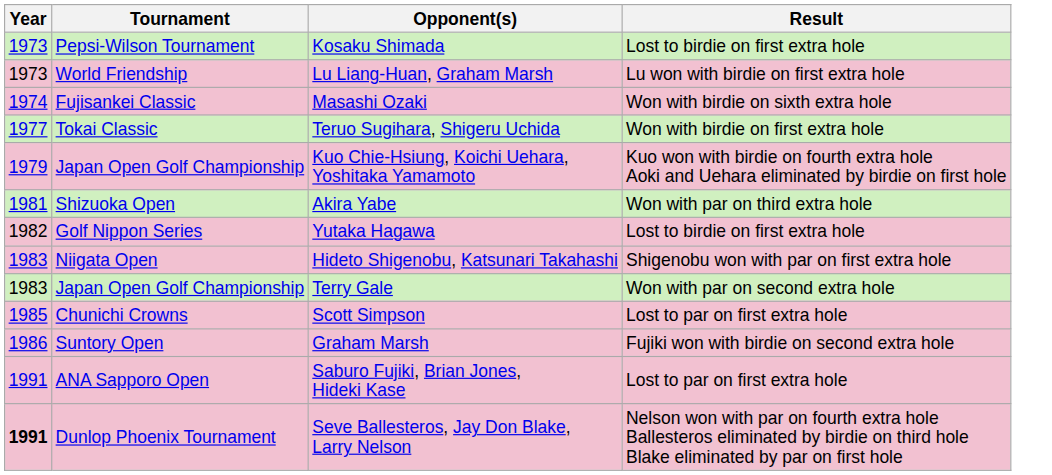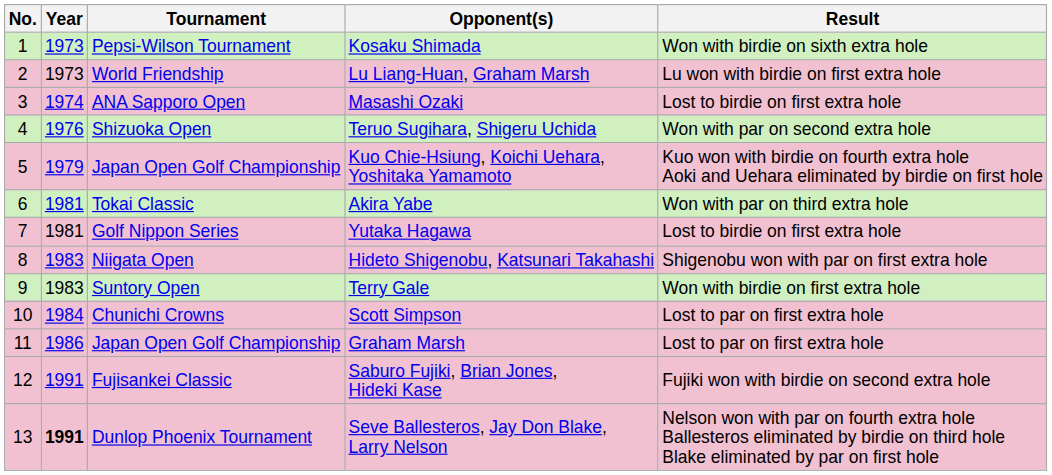+ column: (23, 19)
(745, 46) Lost to birdie on first extra hole -> (795, 46) Won with birdie on sixth extra hole
(126, 102) Fujisankei Classic -> (169, 102) ANA Sapporo Open
(759, 102) Won with birdie on sixth extra hole -> (782, 102) Lost to birdie on first extra hole
(28, 129) 1977 -> (64, 129) 1976
(107, 129) Tokai Classic -> (152, 129) Shizuoka Open
(755, 129) Won with birdie on first extra hole -> (797, 129) Won with par on second extra hole
(115, 204) Shizuoka Open -> (143, 204) Tokai Classic
(28, 232) 1982 -> (64, 232) 1981
(180, 287) Japan Open Golf Championship -> (146, 287) Suntory Open
(760, 287) Won with par on second extra hole -> (791, 287) Won with birdie on first extra hole
(28, 315) 1985 -> (64, 315) 1984
(110, 343) Suntory Open -> (216, 343) Japan Open Golf Championship
(790, 343) Fujiki won with birdie on second extra hole -> (773, 343) Lost to par on first extra hole
(132, 380) ANA Sapporo Open -> (162, 380) Fujisankei Classic
(737, 380) Lost to par on first extra hole -> (826, 380) Fujiki won with birdie on second extra hole
